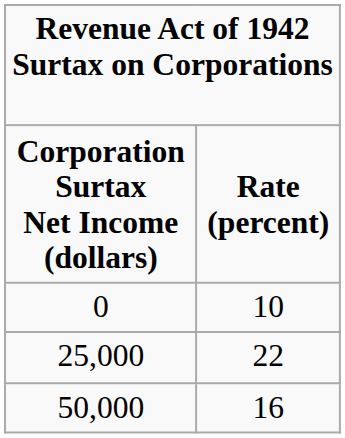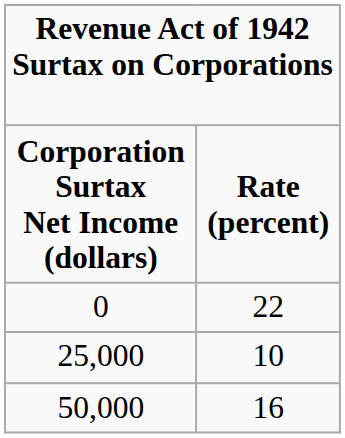(268, 306) 10 -> (268, 306) 22
(268, 356) 22 -> (268, 356) 10
